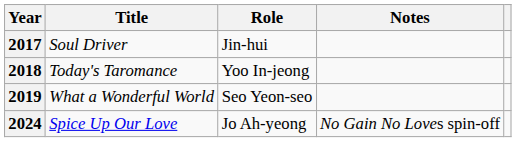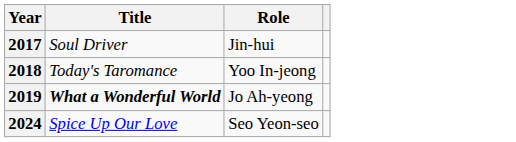- column: (410, 17)
(132, 96) normal -> (135, 96) bold
(267, 96) Seo Yeon-seo -> (270, 96) Jo Ah-yeong
(264, 123) Jo Ah-yeong -> (274, 123) Seo Yeon-seo
